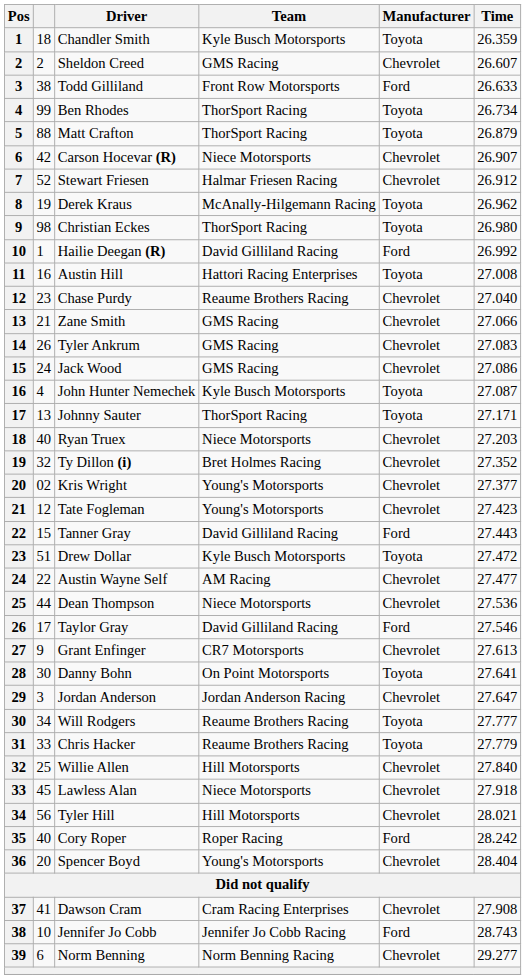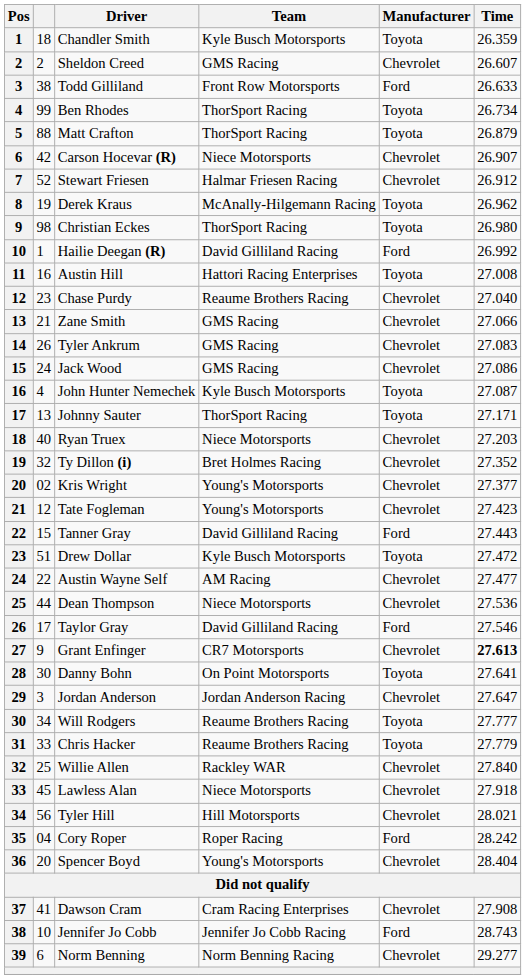(497, 649) normal -> (497, 649) bold
(251, 767) Hill Motorsports -> (244, 767) Rackley WAR
(44, 837) 40 -> (44, 837) 04
